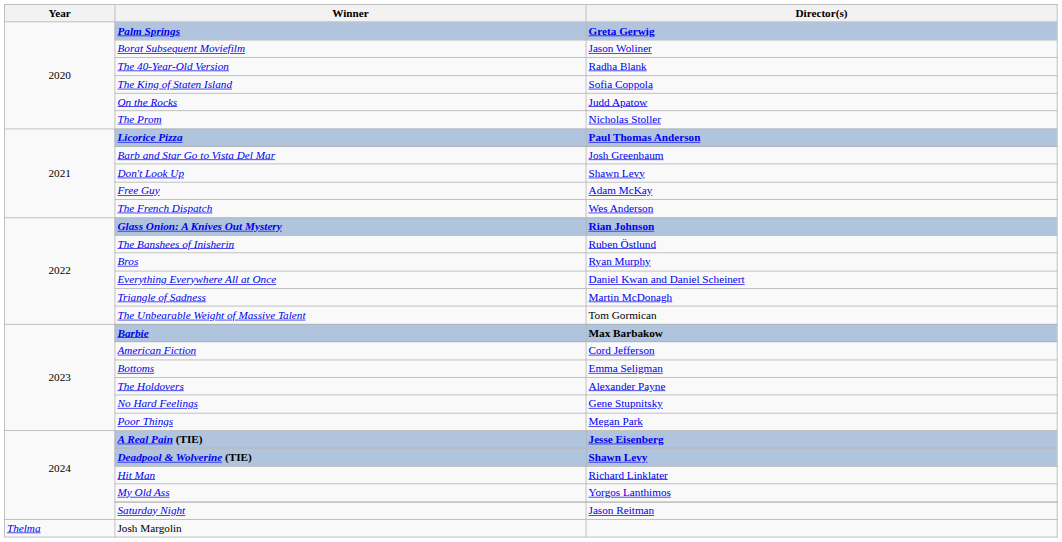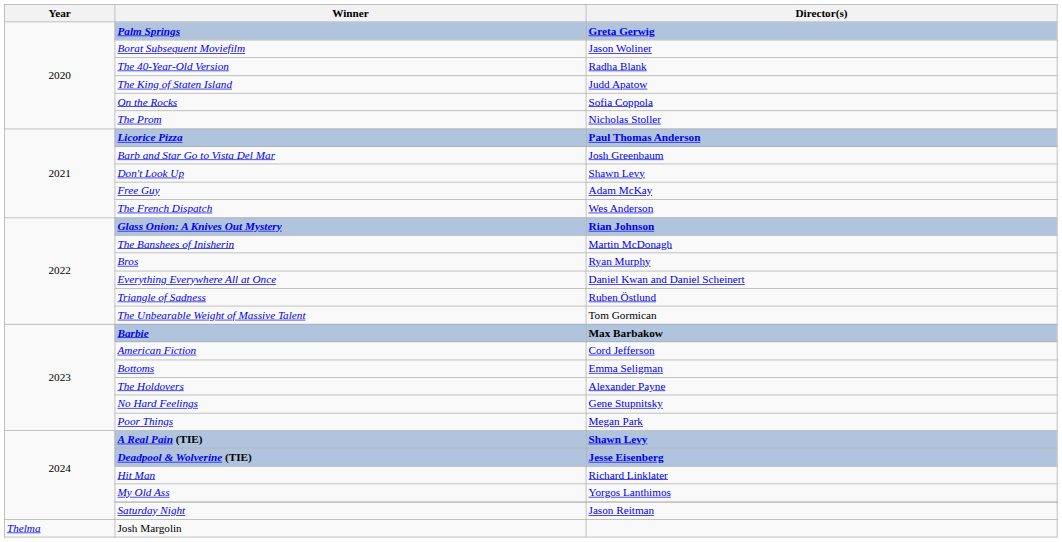(621, 84) Sofia Coppola -> (618, 84) Judd Apatow
(618, 102) Judd Apatow -> (621, 102) Sofia Coppola
(622, 244) Ruben Östlund -> (630, 244) Martin McDonagh
(630, 297) Martin McDonagh -> (622, 297) Ruben Östlund
(626, 439) Jesse Eisenberg -> (618, 439) Shawn Levy
(618, 457) Shawn Levy -> (626, 457) Jesse Eisenberg
